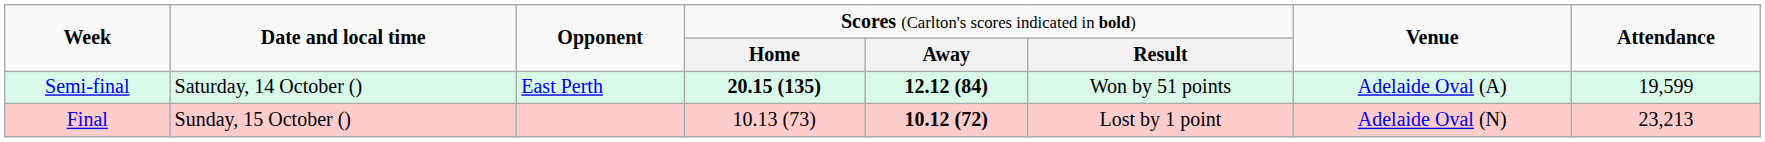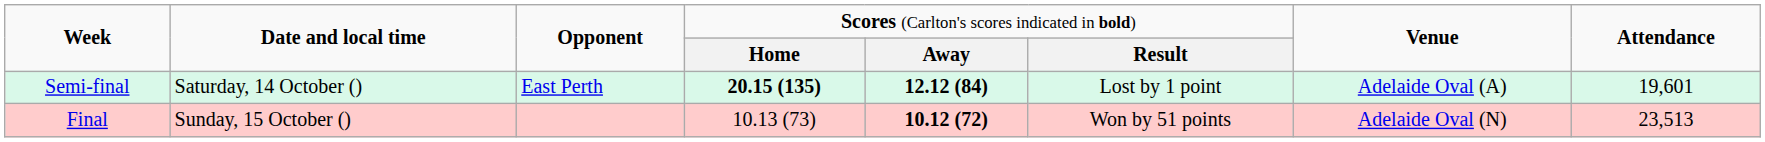(1160, 87) Won by 51 points -> (1160, 87) Lost by 1 point
(1666, 87) 19,599 -> (1666, 87) 19,601
(1160, 120) Lost by 1 point -> (1160, 120) Won by 51 points
(1666, 120) 23,213 -> (1666, 120) 23,513
